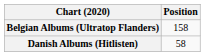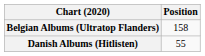(181, 43) 58 -> (181, 43) 55
